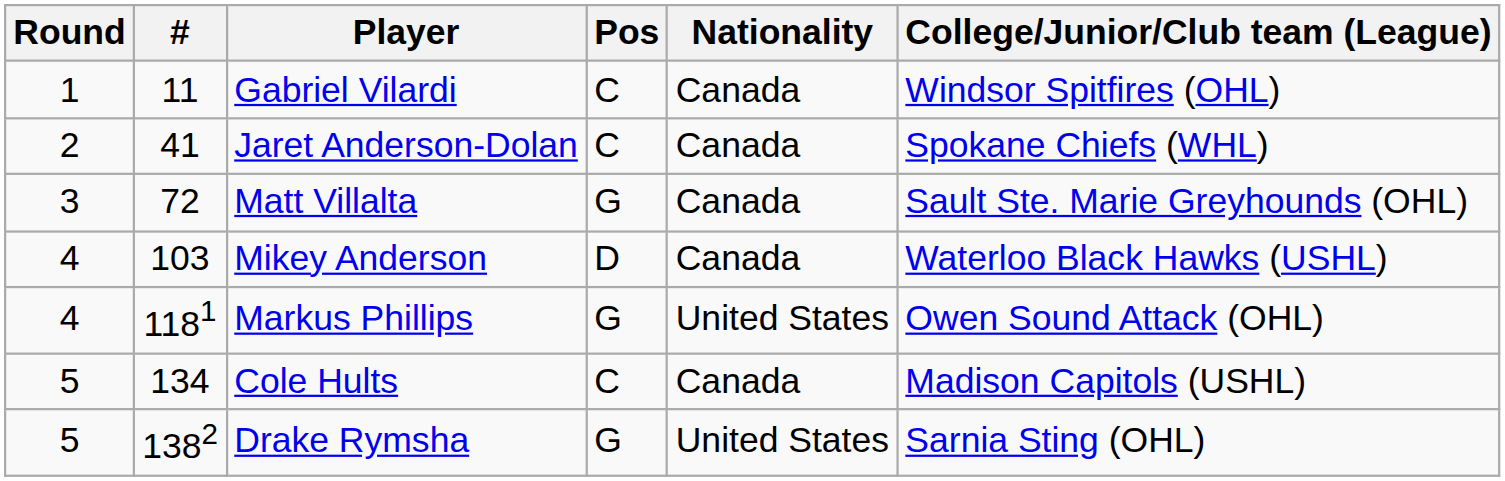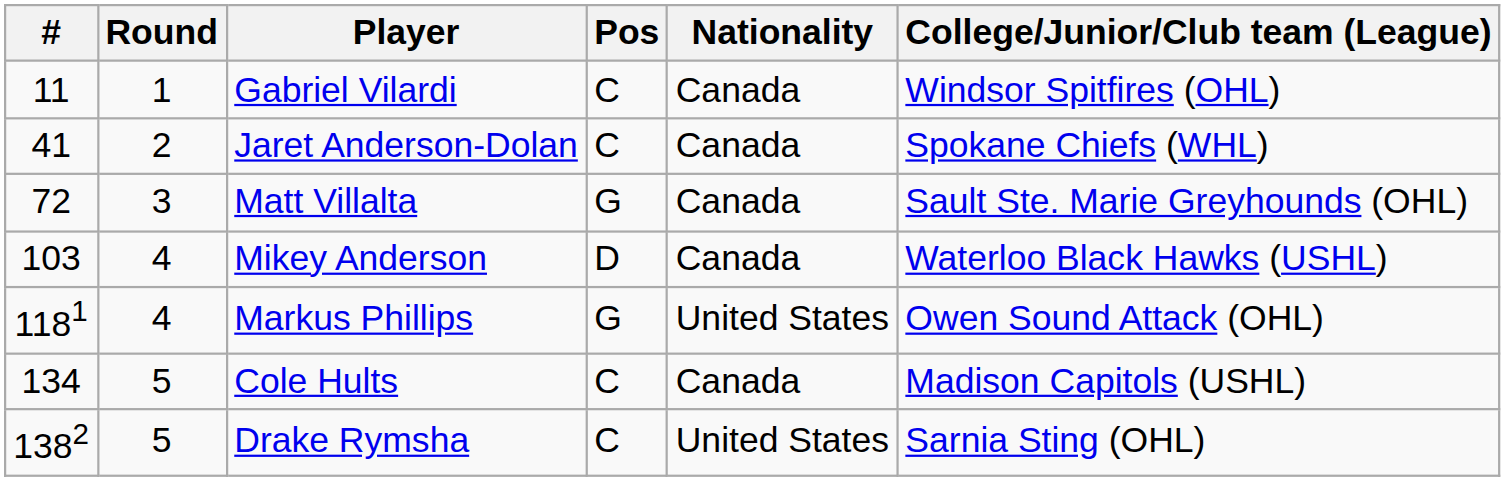columns swapped: (70, 32) <-> (180, 32)
(608, 441) G -> (607, 441) C
